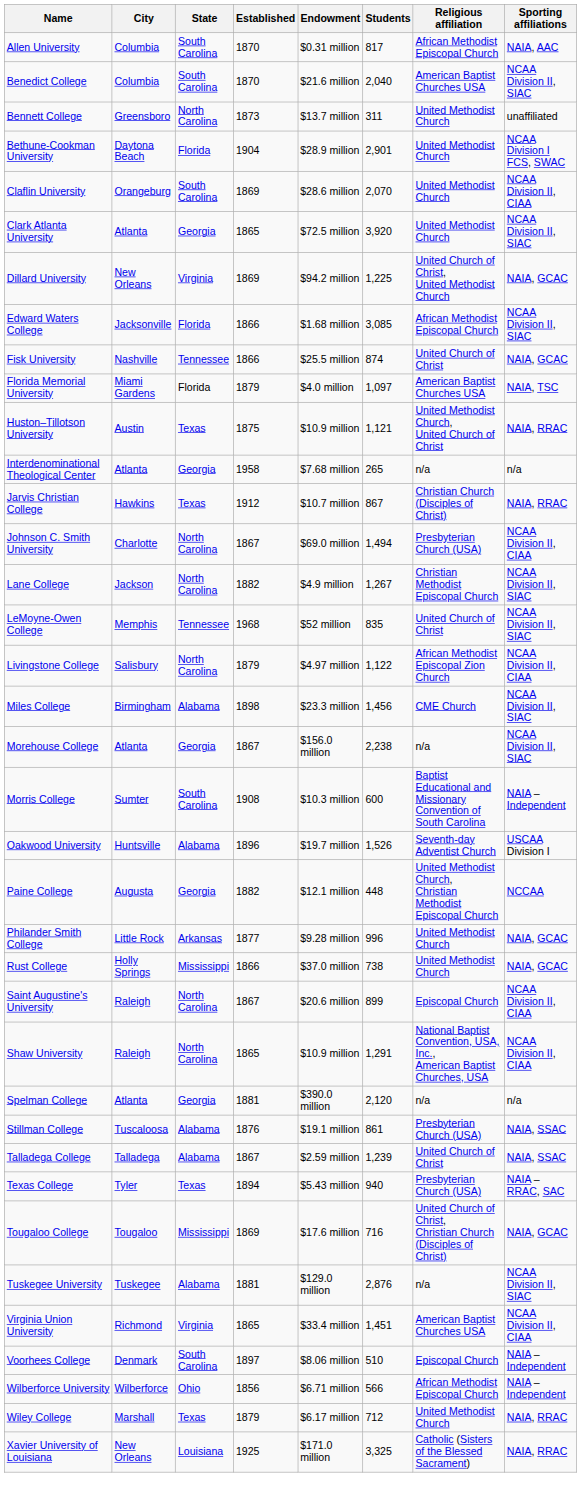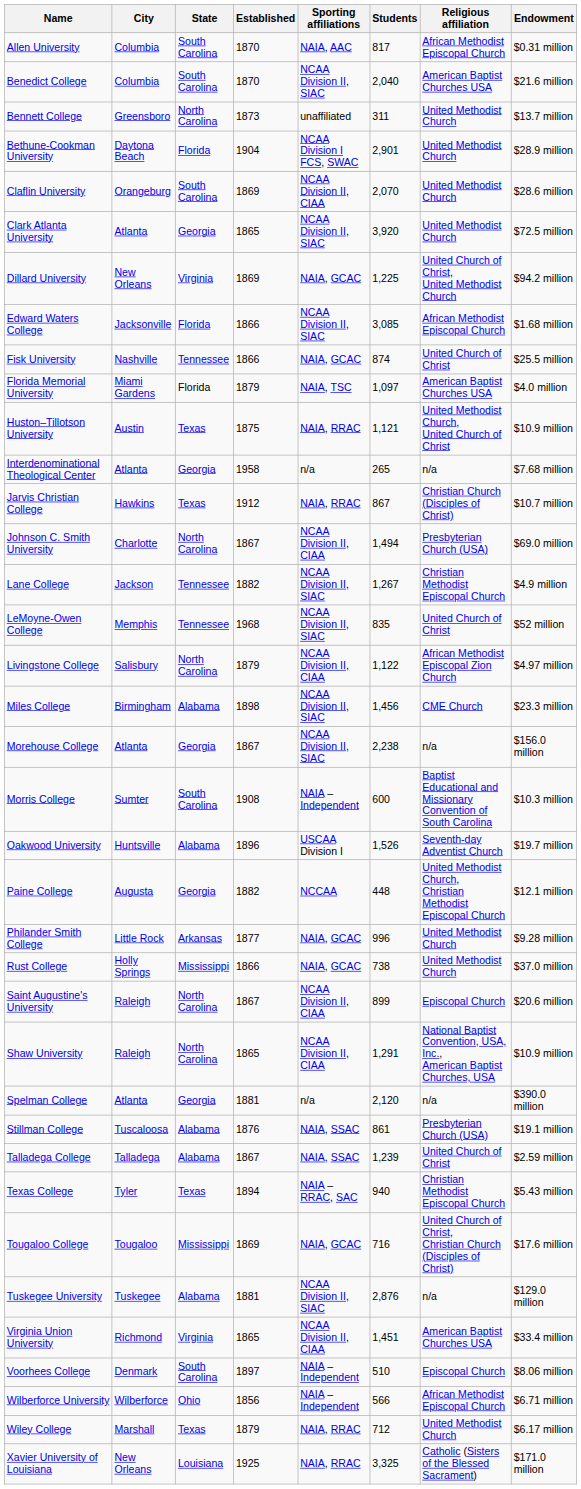columns swapped: (330, 18) <-> (540, 18)
(198, 584) North Carolina -> (204, 584) Tennessee
(448, 1186) Presbyterian Church (USA) -> (464, 1192) Christian Methodist Episcopal Church
